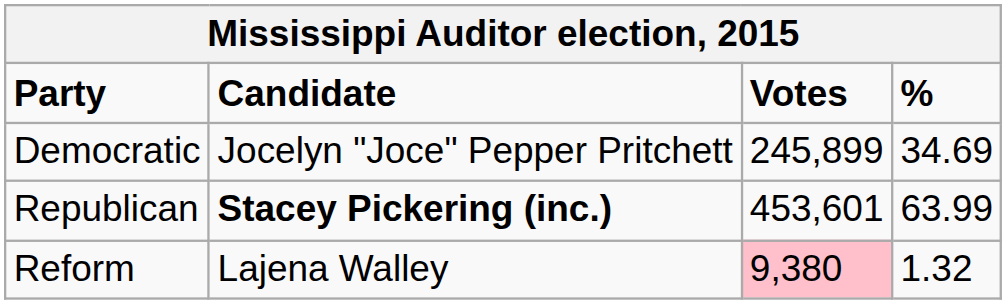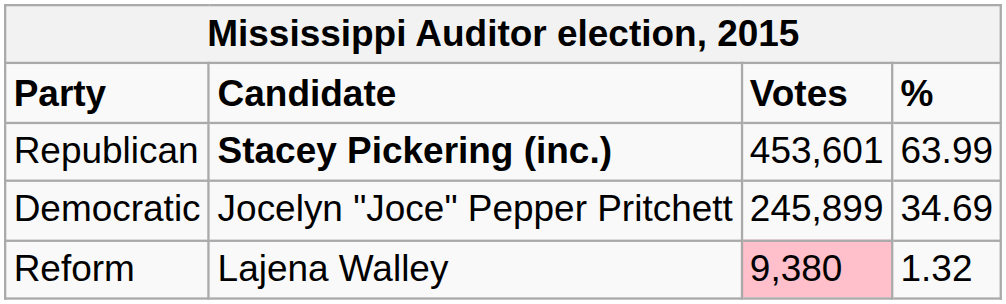rows swapped: (106, 209) <-> (107, 151)
